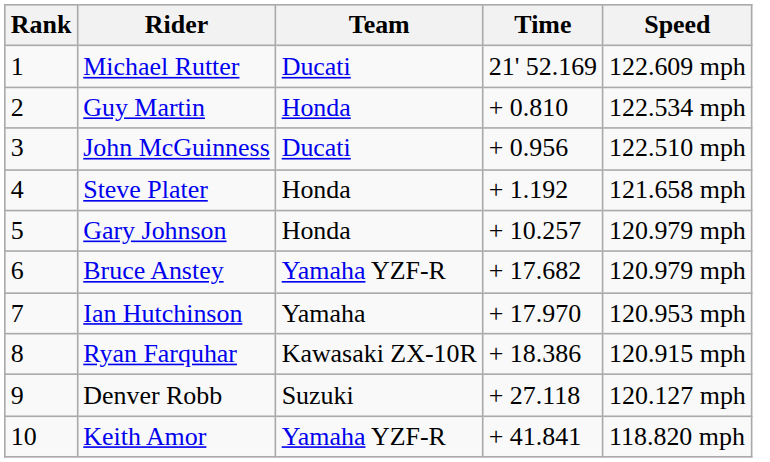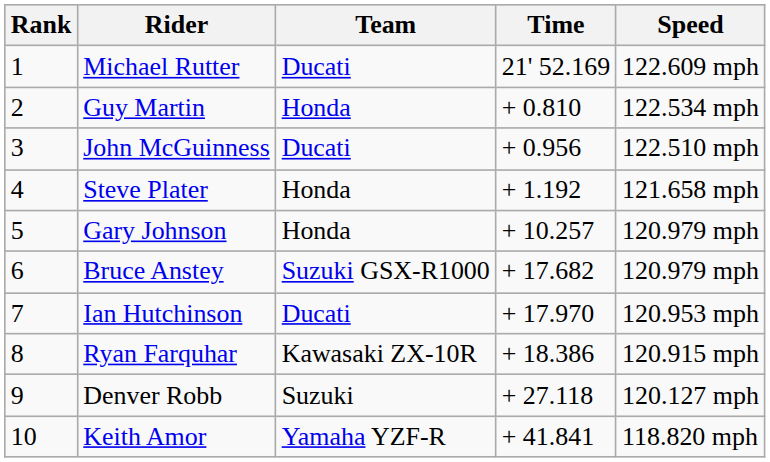(364, 271) Yamaha YZF-R -> (386, 271) Suzuki GSX-R1000
(324, 312) Yamaha -> (316, 312) Ducati
